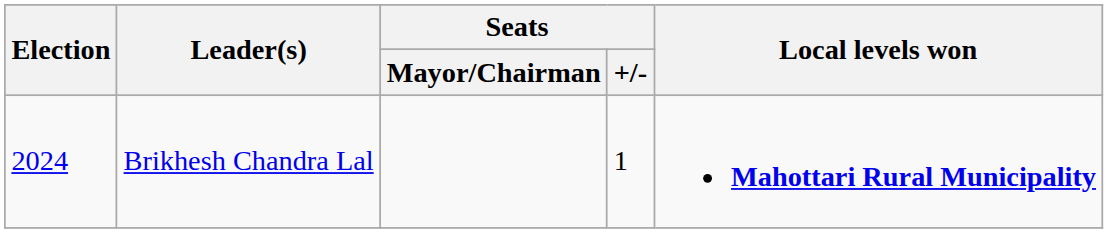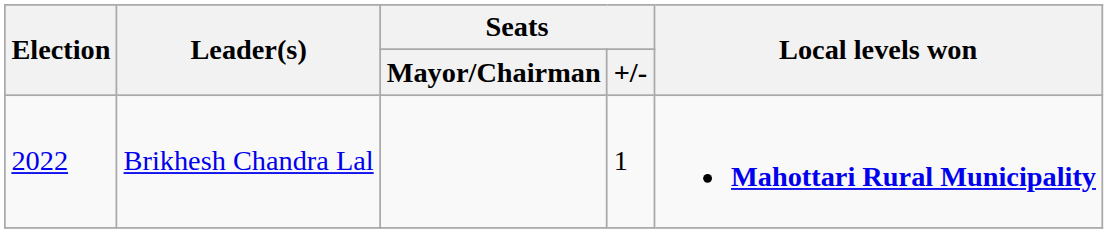(40, 161) 2024 -> (40, 161) 2022
